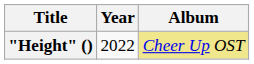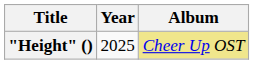(118, 45) 2022 -> (118, 45) 2025
